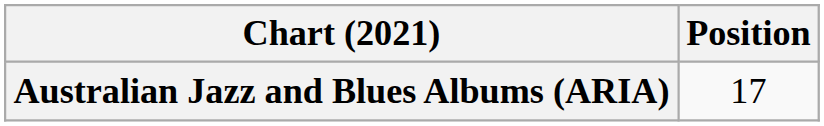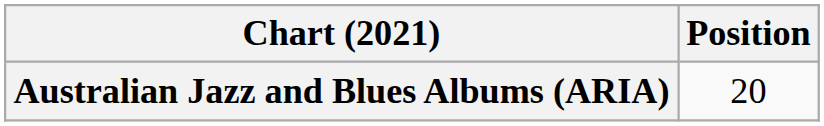(748, 90) 17 -> (748, 90) 20
